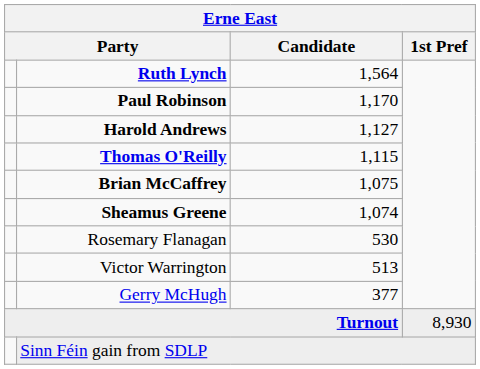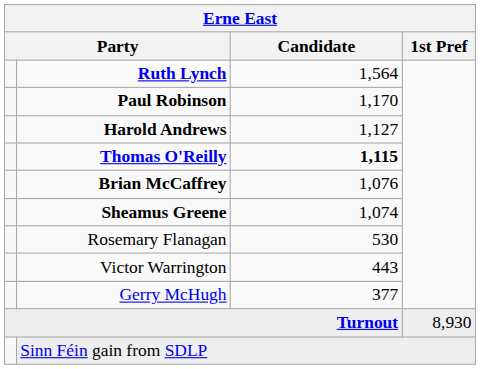(379, 156) normal -> (379, 156) bold
(378, 184) 1,075 -> (378, 184) 1,076
(385, 267) 513 -> (385, 267) 443
